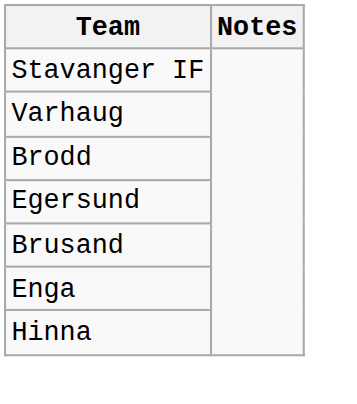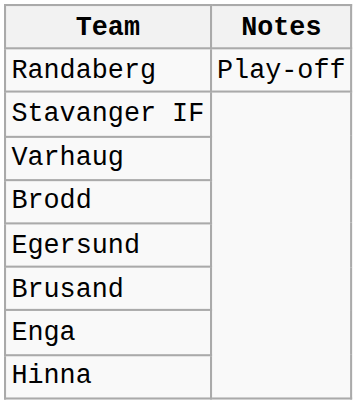+ row: (84, 70)
